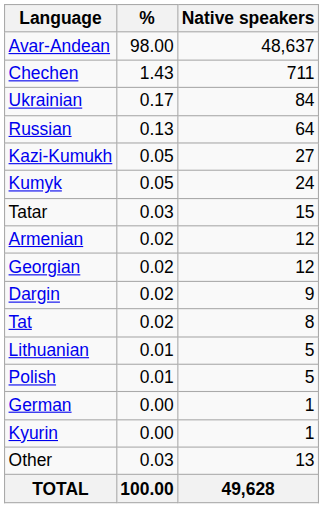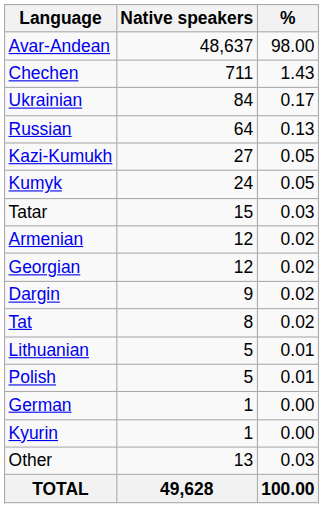columns swapped: (248, 18) <-> (147, 18)
